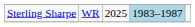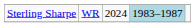(116, 13) 2025 -> (116, 13) 2024
